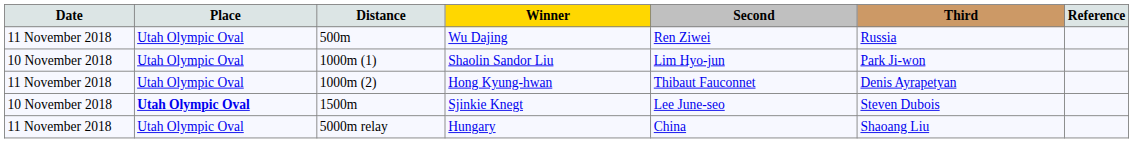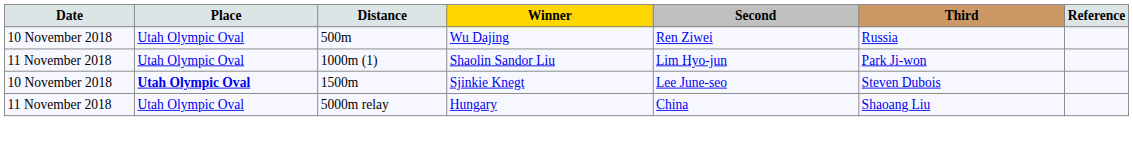(59, 37) 11 November 2018 -> (60, 37) 10 November 2018
(60, 60) 10 November 2018 -> (59, 60) 11 November 2018
- row: (500, 82)
